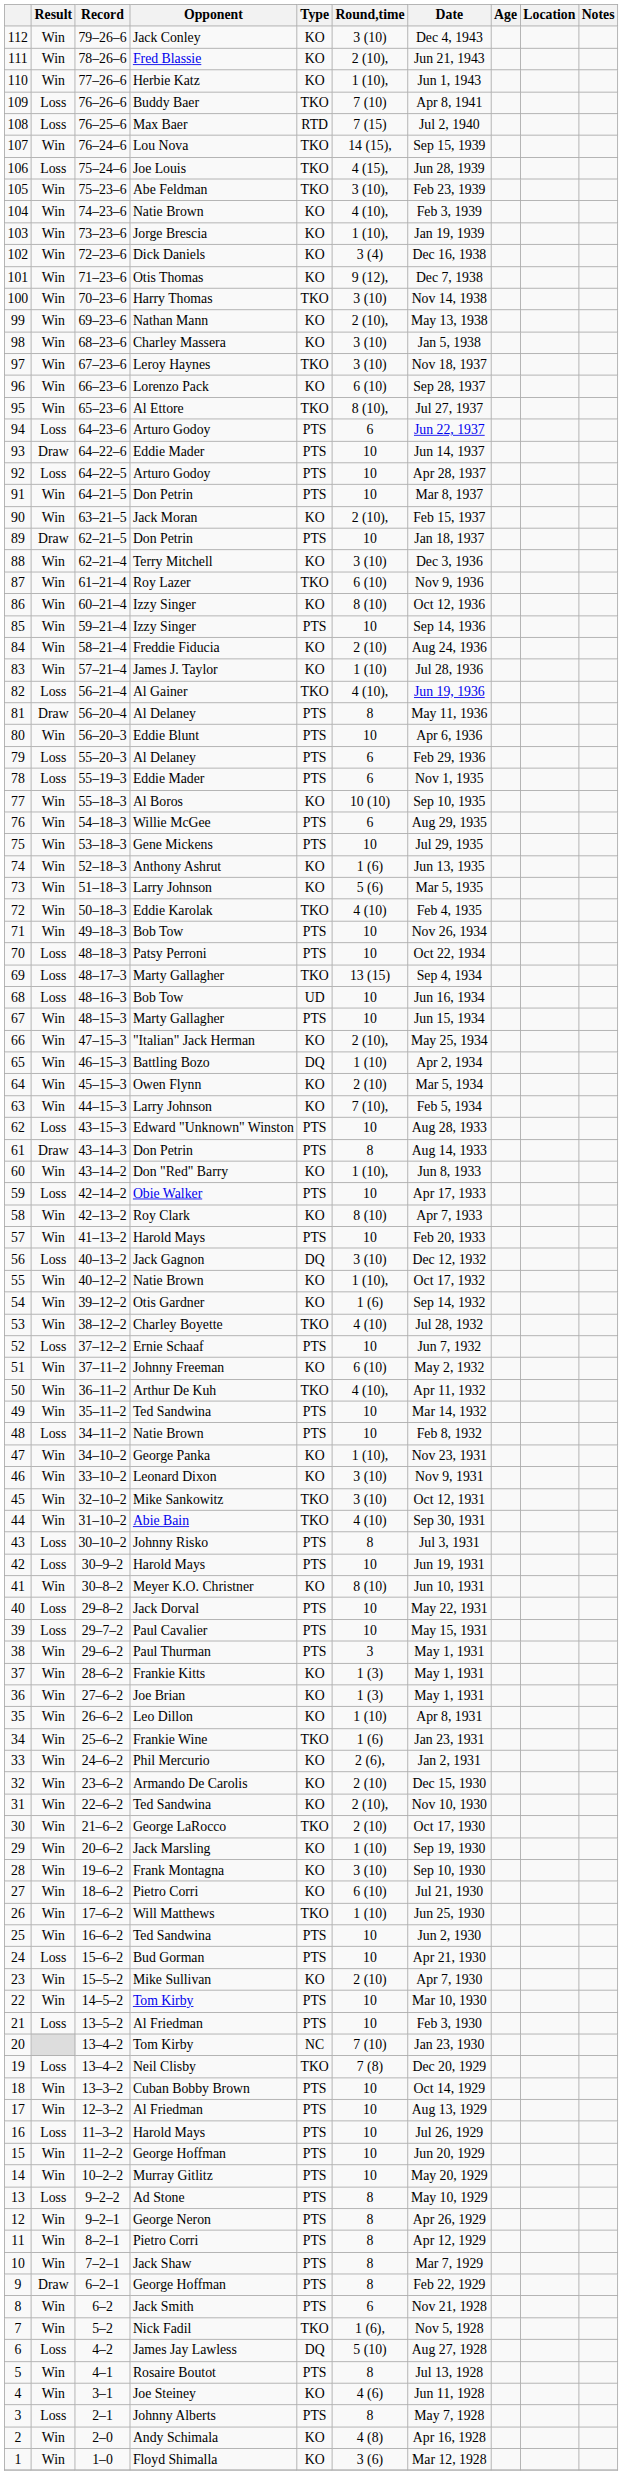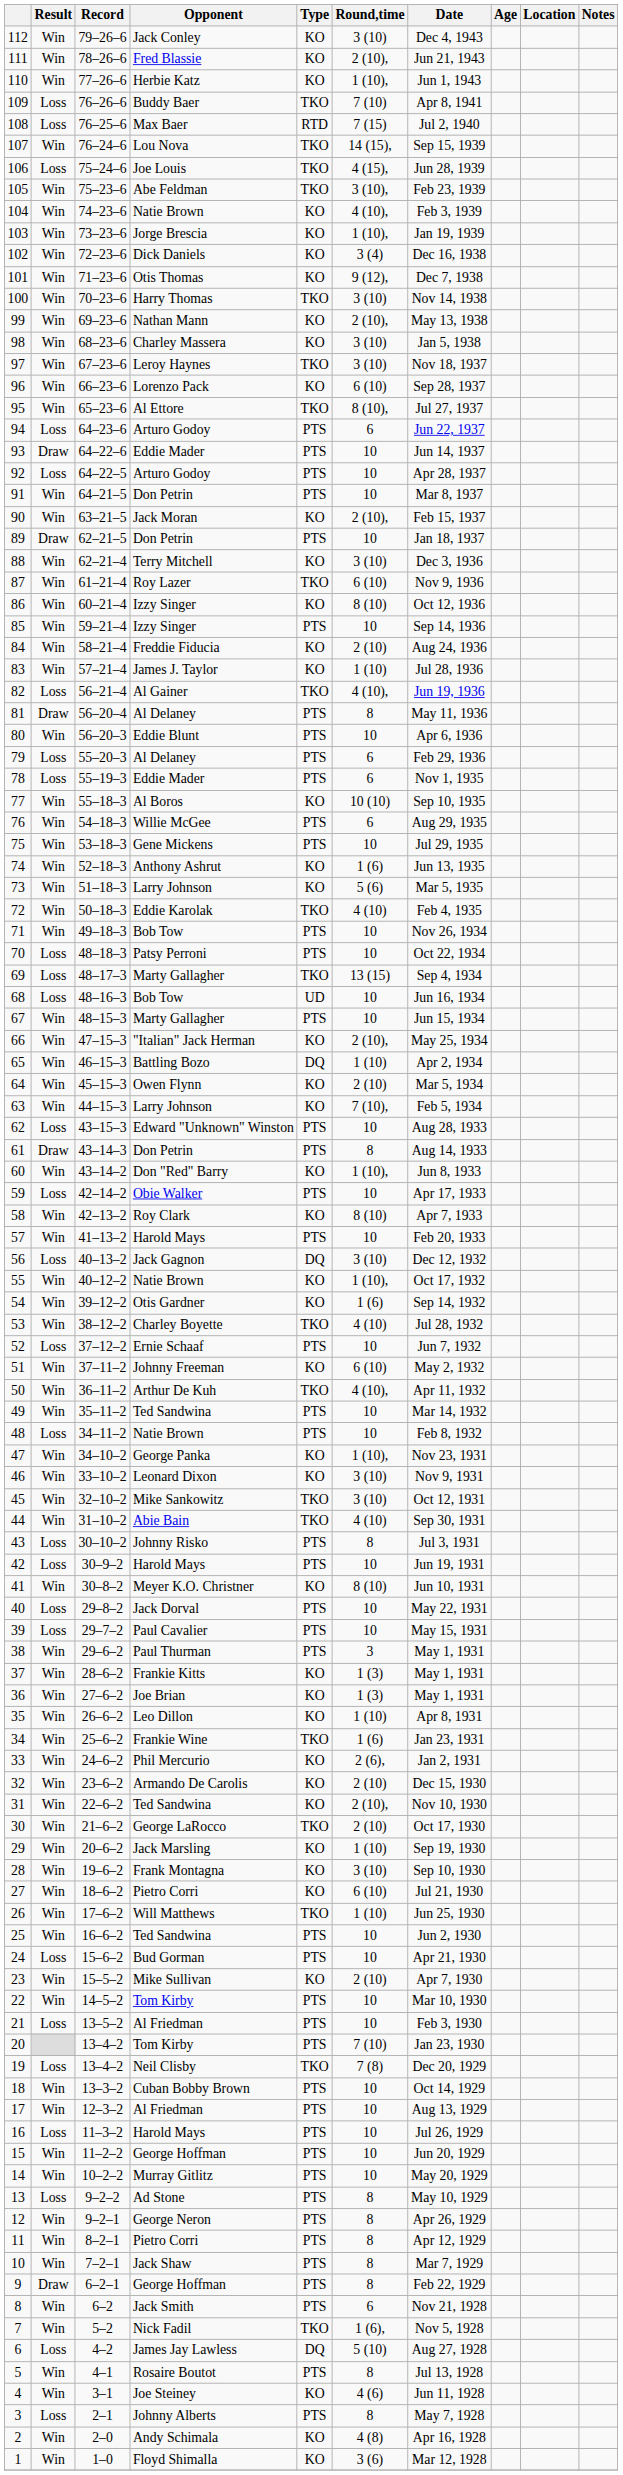(315, 2044) NC -> (315, 2044) PTS
